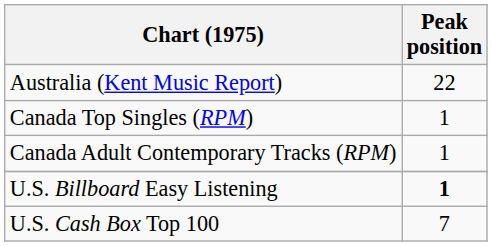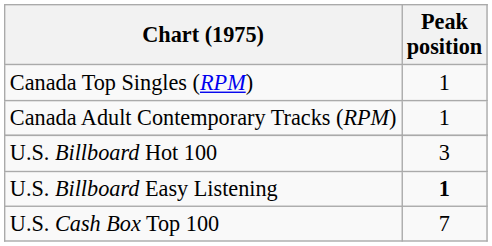- row: (146, 82)
+ row: (114, 152)
